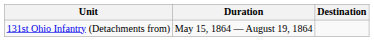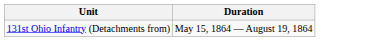- column: (342, 12)
